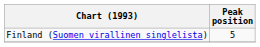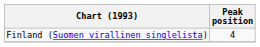(233, 35) 5 -> (233, 35) 4
